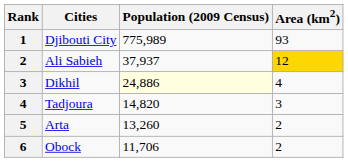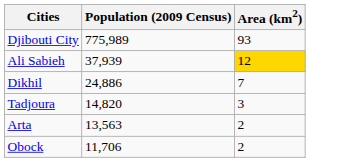- column: (23, 16)
(141, 61) 37,937 -> (104, 61) 37,939
(141, 82) lightyellow background -> (104, 82) no background
(279, 82) 4 -> (241, 82) 7
(141, 125) 13,260 -> (104, 125) 13,563
